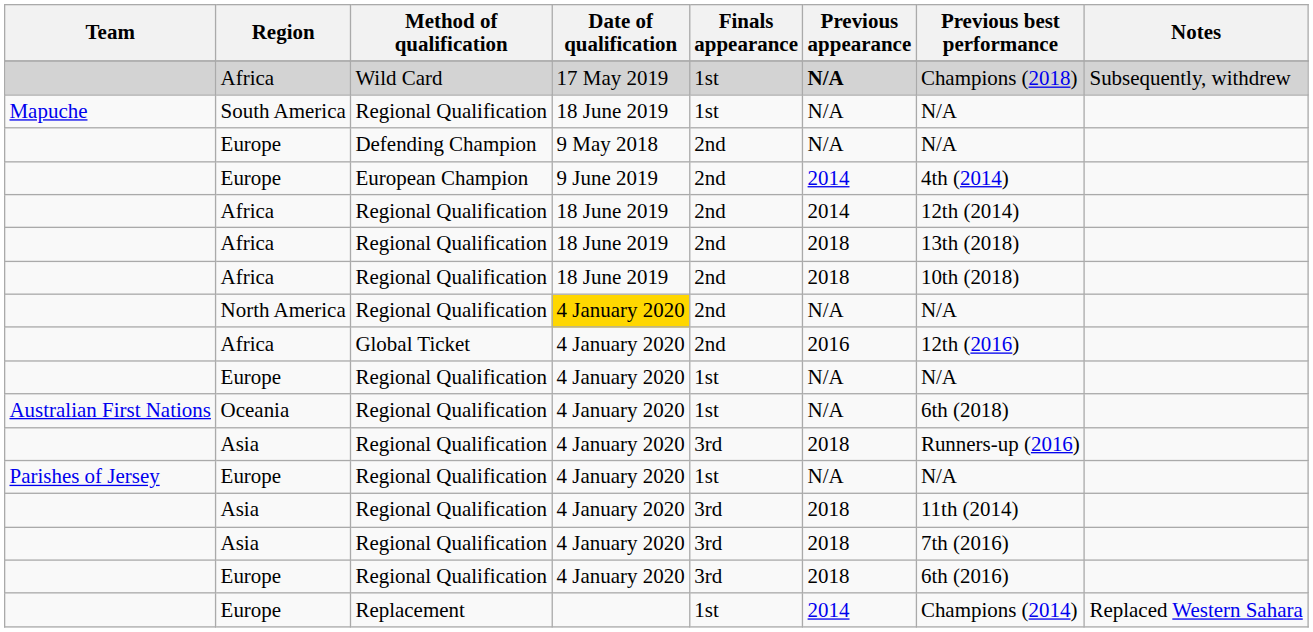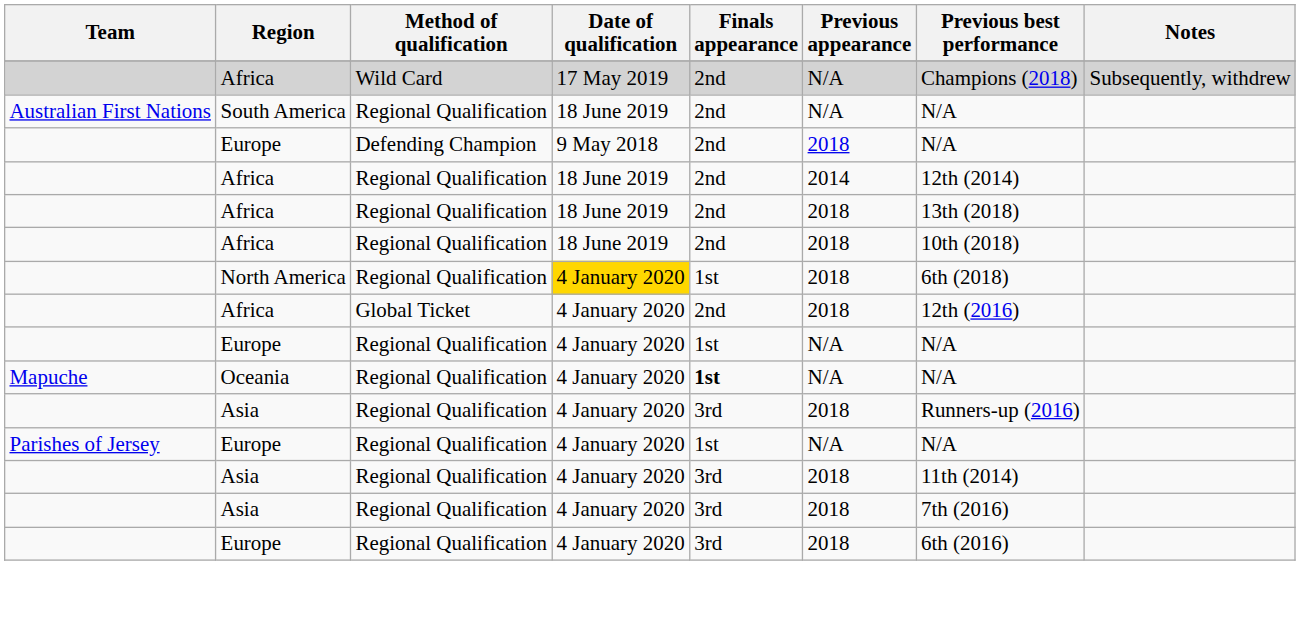(707, 77) 1st -> (710, 77) 2nd
(826, 77) bold -> (826, 77) normal
(48, 111) Mapuche -> (110, 111) Australian First Nations
(707, 111) 1st -> (710, 111) 2nd
(826, 144) N/A -> (829, 144) 2018
- row: (251, 177)
(710, 310) 2nd -> (707, 277) 1st
(826, 310) N/A -> (829, 277) 2018
(939, 310) N/A -> (965, 277) 6th (2018)
(829, 343) 2016 -> (829, 310) 2018
(110, 410) Australian First Nations -> (48, 377) Mapuche
(707, 410) normal -> (707, 377) bold
(965, 410) 6th (2018) -> (939, 377) N/A
- row: (251, 609)
